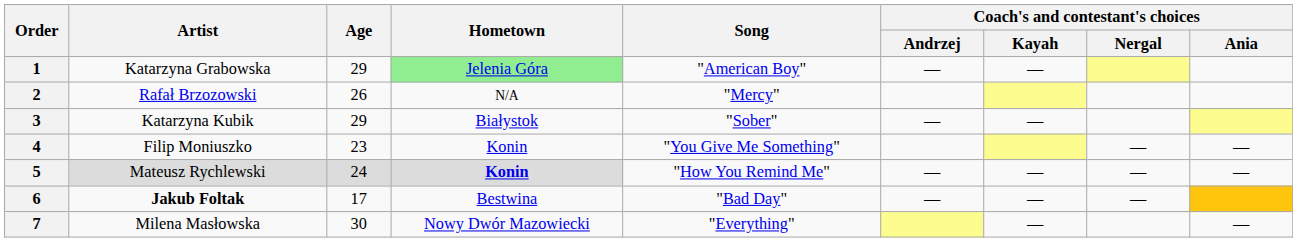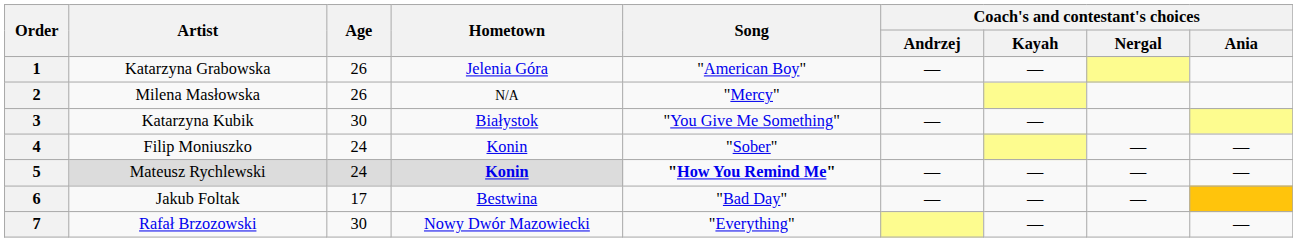(359, 69) 29 -> (359, 69) 26
(507, 69) lightgreen background -> (507, 69) no background
(198, 95) Rafał Brzozowski -> (198, 95) Milena Masłowska
(359, 120) 29 -> (359, 120) 30
(752, 120) "Sober" -> (752, 120) "You Give Me Something"
(359, 146) 23 -> (359, 146) 24
(752, 146) "You Give Me Something" -> (752, 146) "Sober"
(752, 172) normal -> (752, 172) bold
(198, 198) bold -> (198, 198) normal
(198, 224) Milena Masłowska -> (198, 224) Rafał Brzozowski
